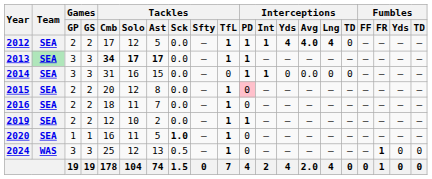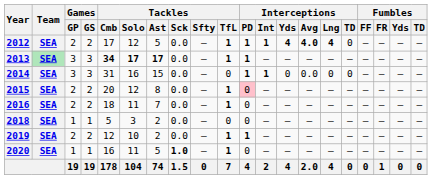+ row: (18, 120)
- row: (18, 151)
